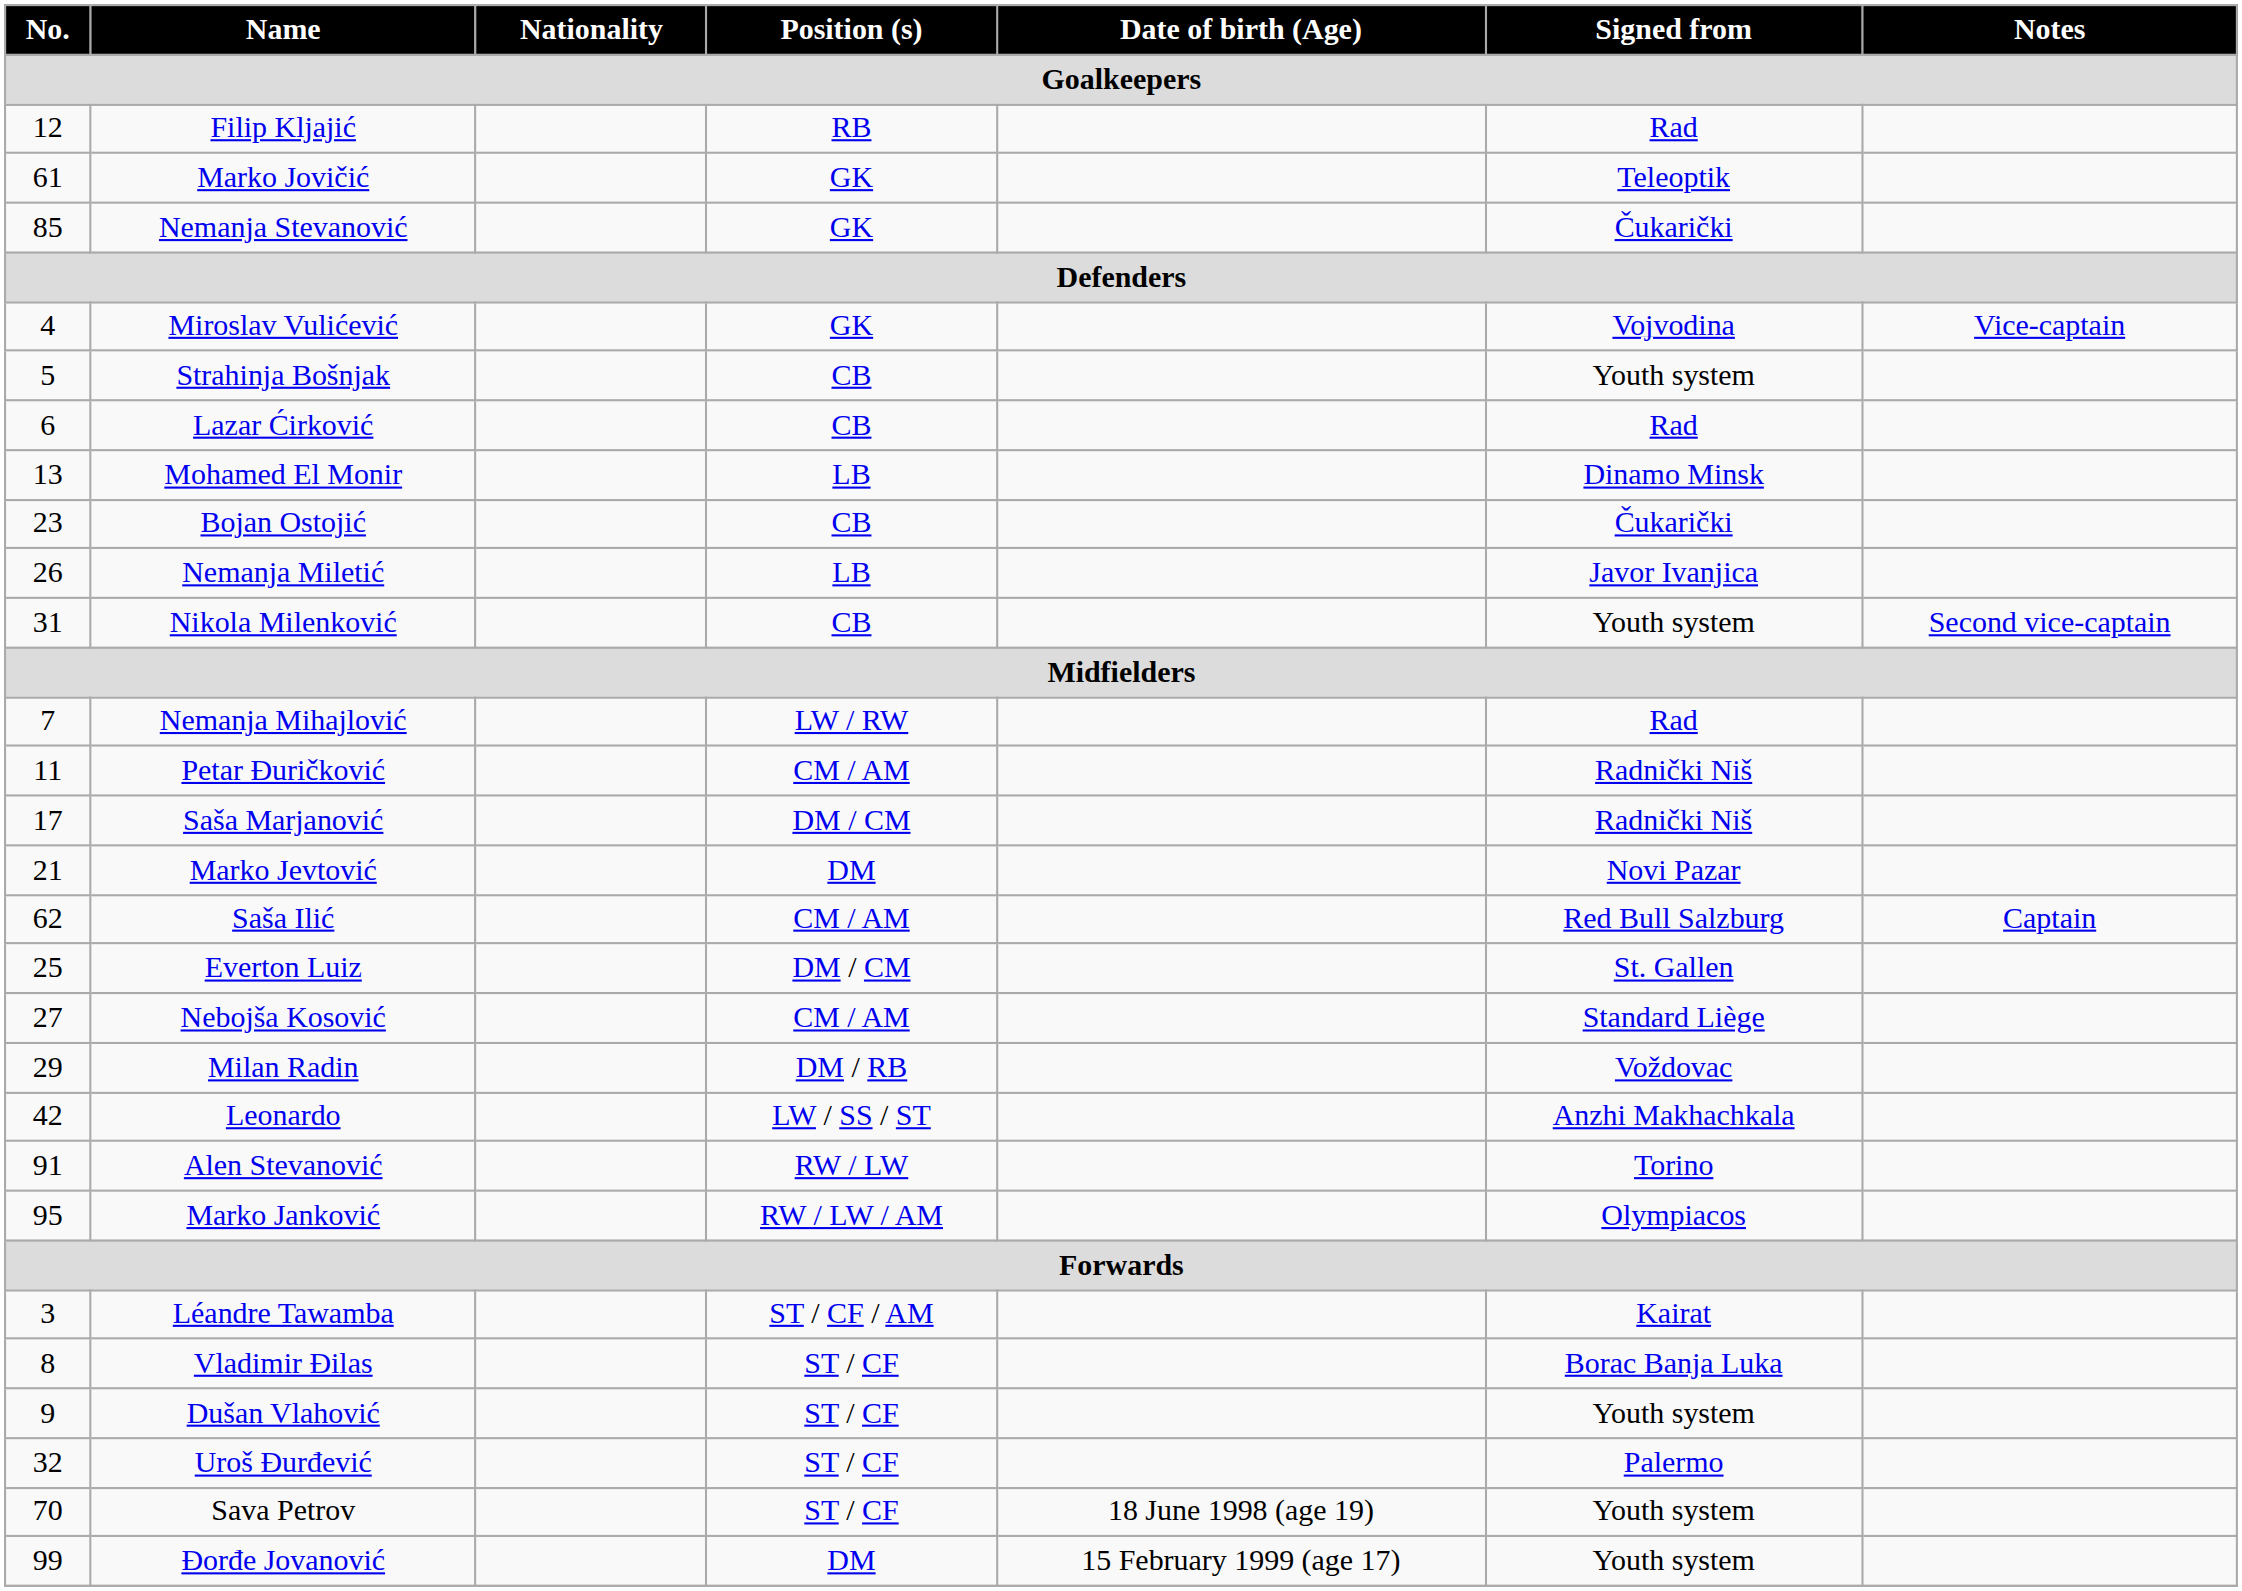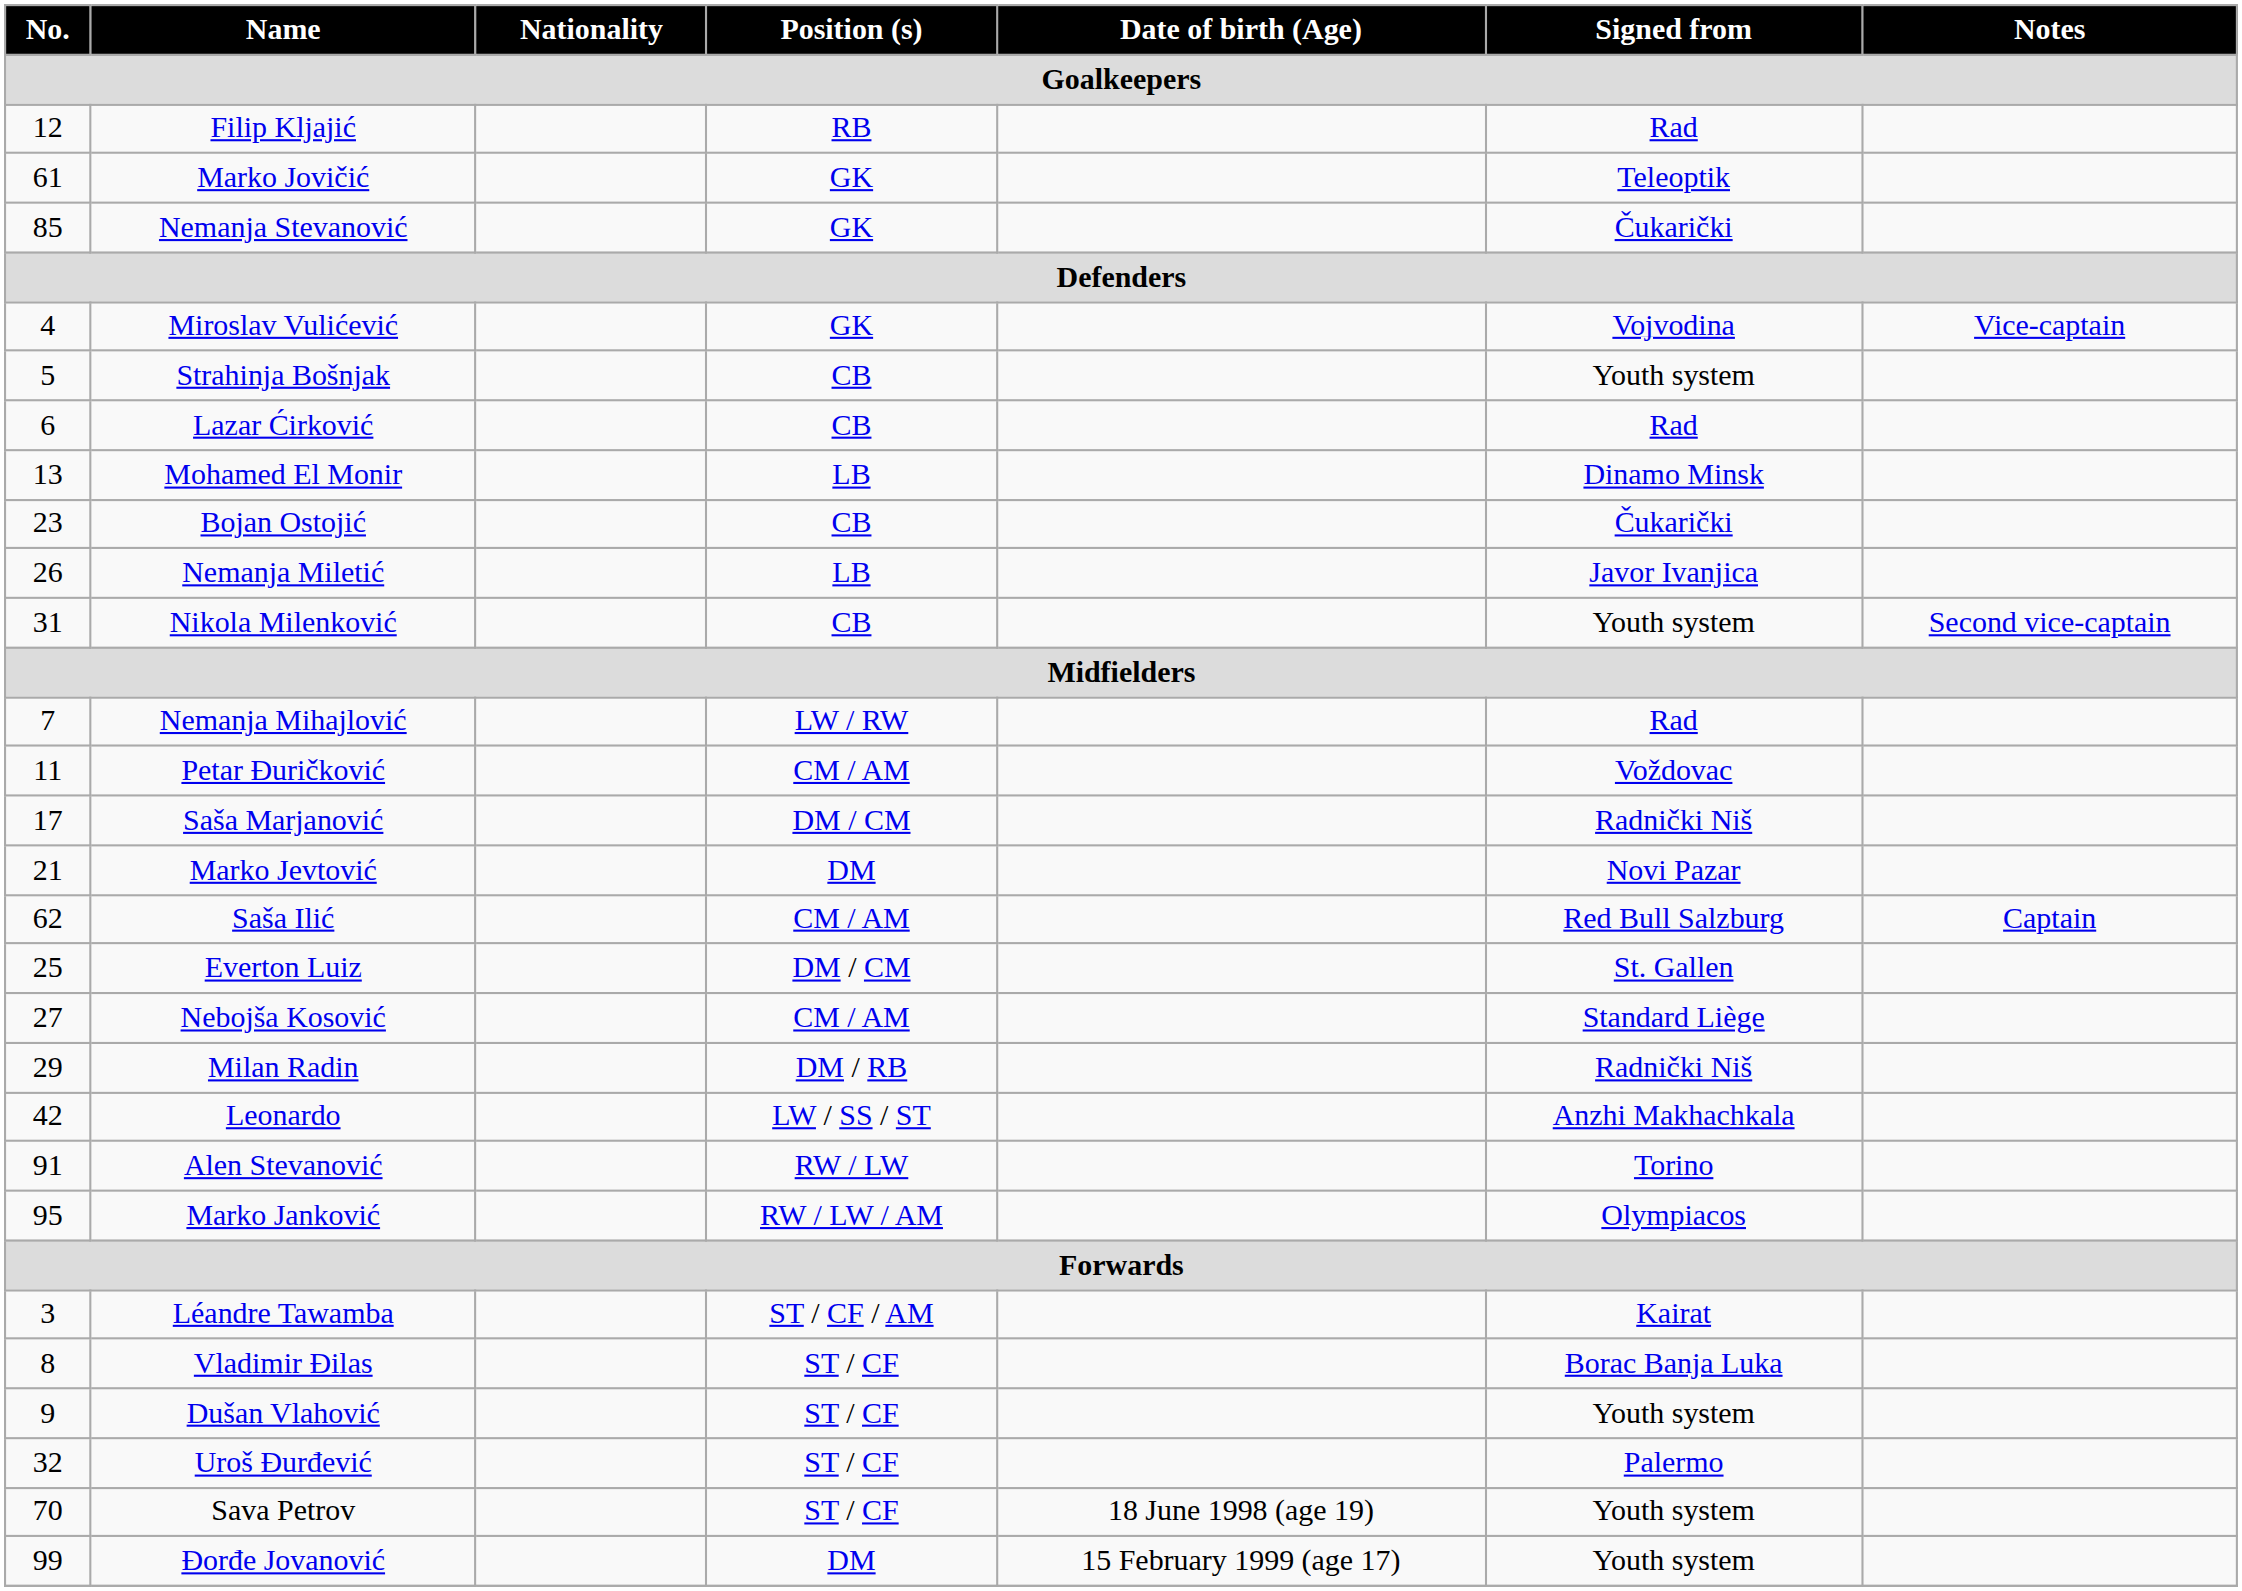(1674, 770) Radnički Niš -> (1674, 770) Voždovac
(1674, 1066) Voždovac -> (1674, 1066) Radnički Niš
